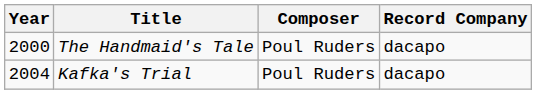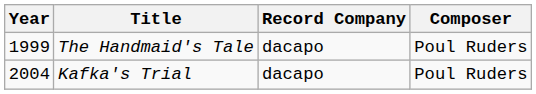columns swapped: (319, 19) <-> (456, 19)
(29, 47) 2000 -> (29, 47) 1999
